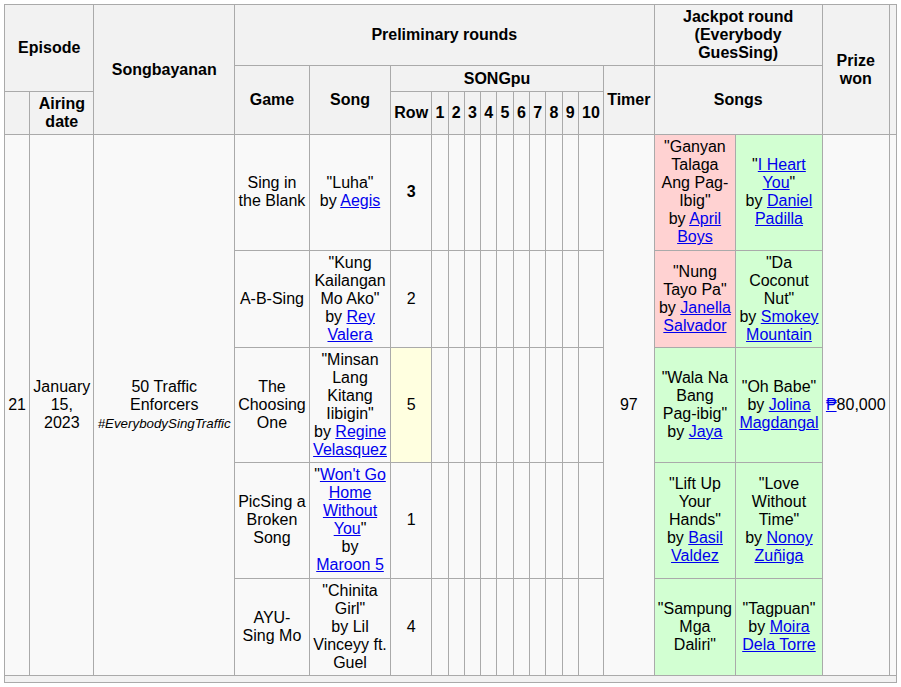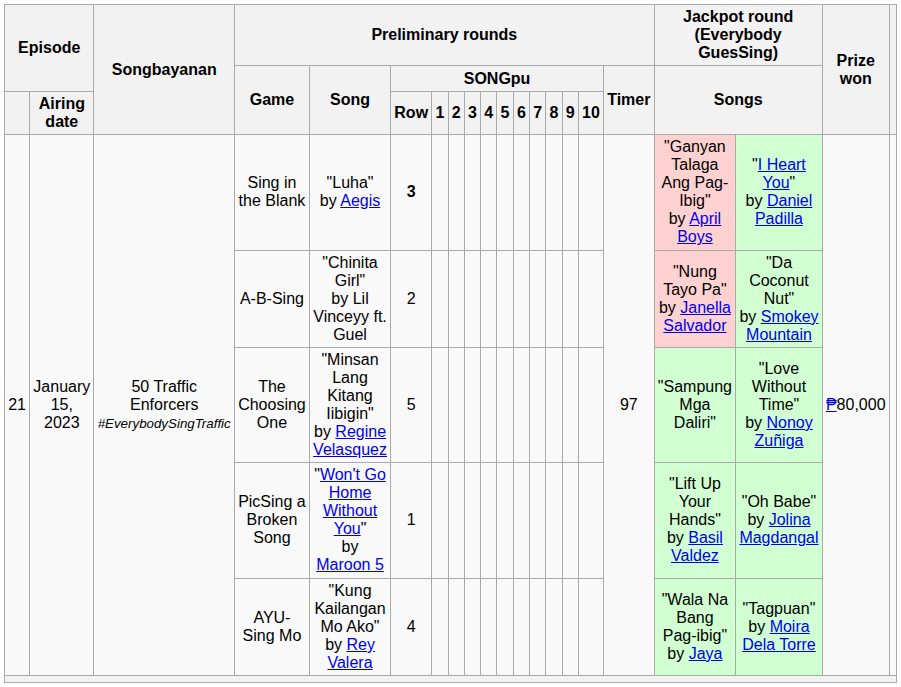(350, 298) "Kung Kailangan Mo Ako" by Rey Valera -> (350, 298) "Chinita Girl" by Lil Vinceyy ft. Guel
(411, 405) lightyellow background -> (411, 405) no background
(695, 405) "Wala Na Bang Pag-ibig" by Jaya -> (695, 405) "Sampung Mga Daliri"
(779, 405) "Oh Babe" by Jolina Magdangal -> (779, 405) "Love Without Time" by Nonoy Zuñiga
(779, 520) "Love Without Time" by Nonoy Zuñiga -> (779, 520) "Oh Babe" by Jolina Magdangal
(350, 626) "Chinita Girl" by Lil Vinceyy ft. Guel -> (350, 626) "Kung Kailangan Mo Ako" by Rey Valera
(695, 626) "Sampung Mga Daliri" -> (695, 626) "Wala Na Bang Pag-ibig" by Jaya
